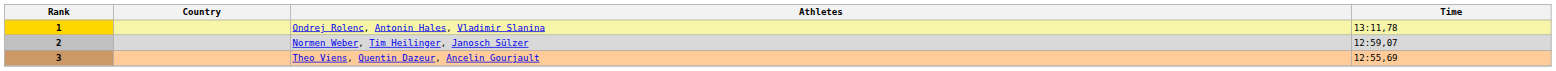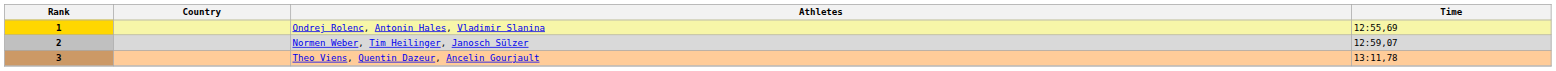(1376, 27) 13:11,78 -> (1376, 27) 12:55,69
(1376, 58) 12:55,69 -> (1376, 58) 13:11,78
